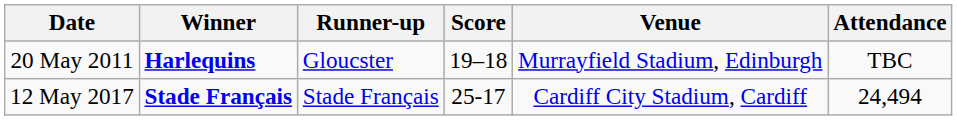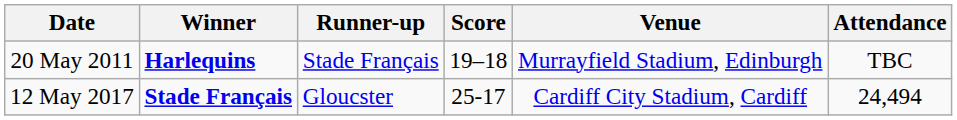(348, 59) Gloucster -> (371, 59) Stade Français
(371, 96) Stade Français -> (348, 96) Gloucster
